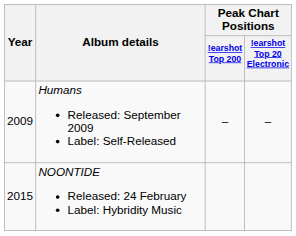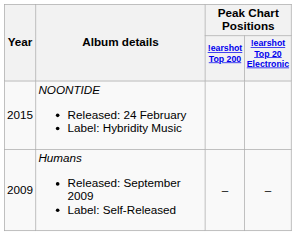rows swapped: (121, 116) <-> (121, 191)
